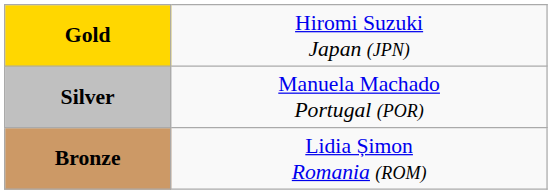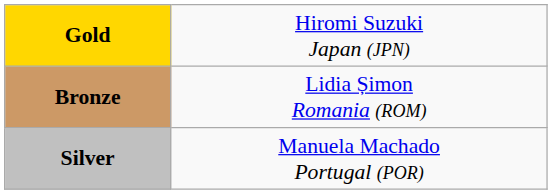rows swapped: (88, 96) <-> (88, 157)
